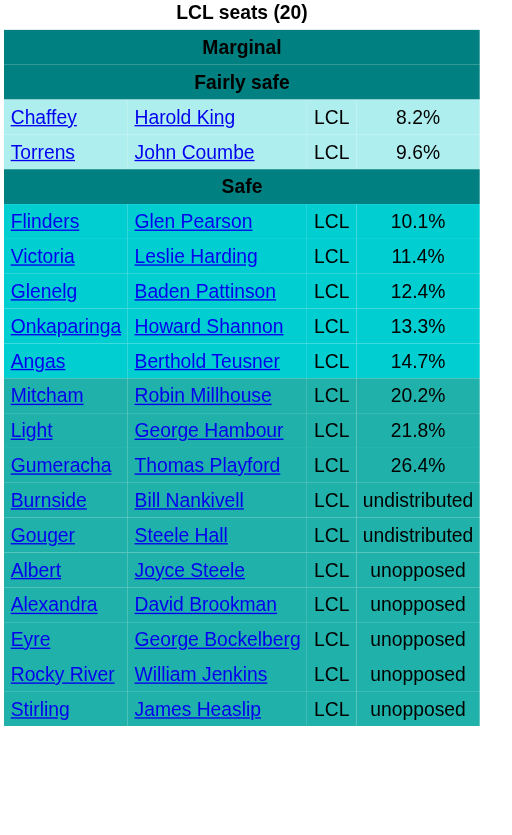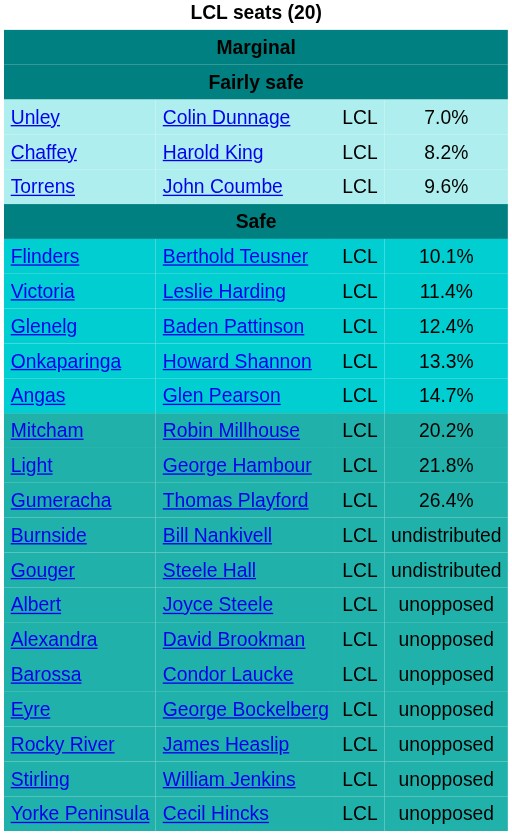+ row: (35, 117)
(193, 221) Glen Pearson -> (235, 256) Berthold Teusner
(207, 361) Berthold Teusner -> (222, 395) Glen Pearson
+ row: (46, 674)
(201, 674) William Jenkins -> (226, 744) James Heaslip
(198, 709) James Heaslip -> (229, 779) William Jenkins
+ row: (80, 813)
